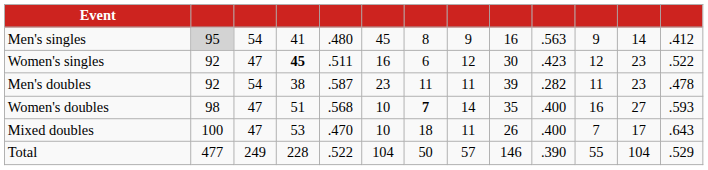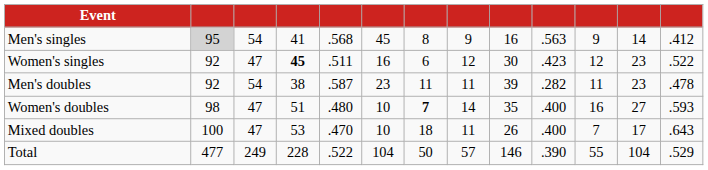(340, 38) .480 -> (340, 38) .568
(340, 107) .568 -> (340, 107) .480
